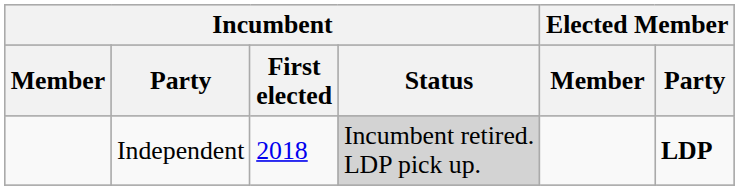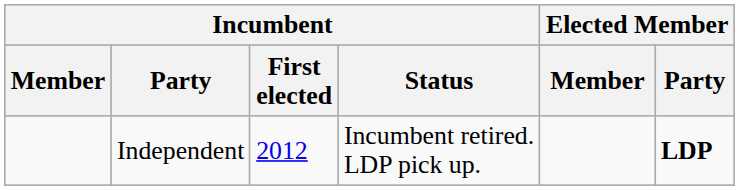(282, 150) 2018 -> (282, 150) 2012
(439, 150) lightgrey background -> (439, 150) no background
